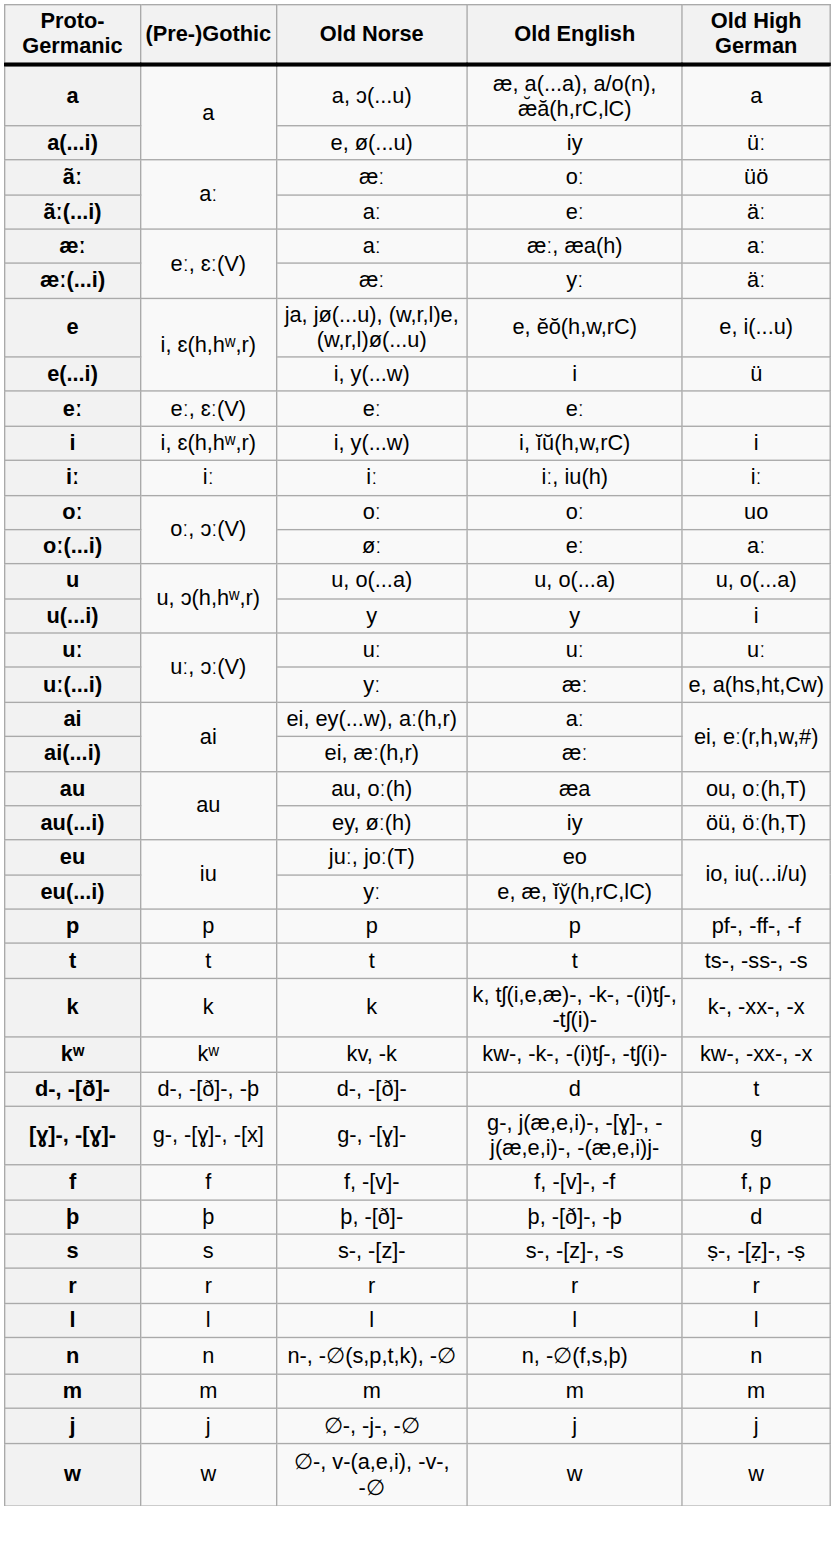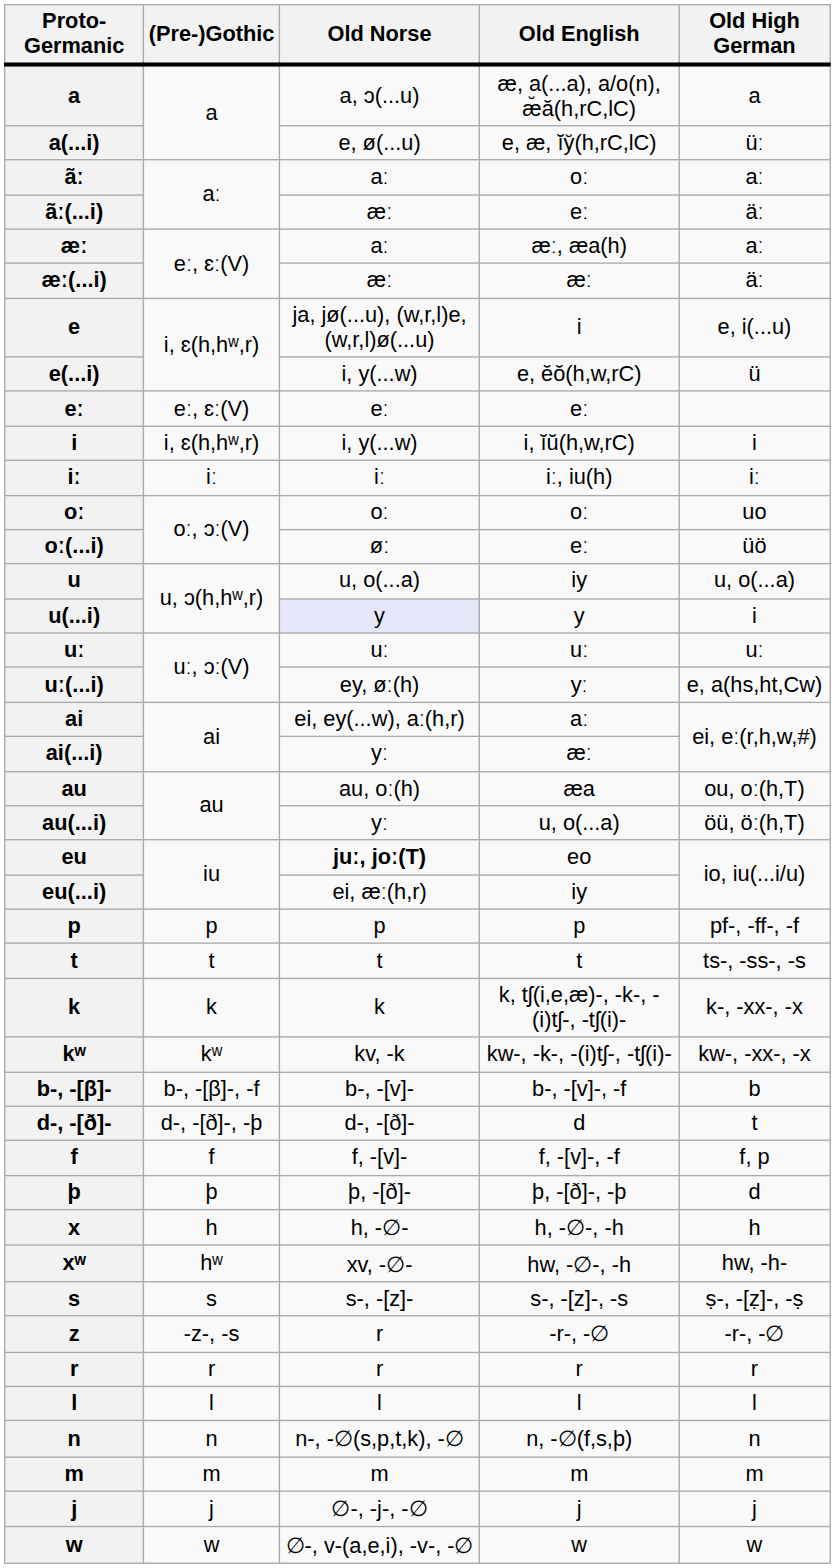(575, 142) iy -> (579, 142) e, æ, ĭy̆(h,rC,lC)
(372, 176) æː -> (380, 176) aː
(756, 176) üö -> (754, 176) aː
(372, 211) aː -> (380, 211) æː
(575, 280) yː -> (579, 280) æː
(575, 327) e, ĕŏ(h,w,rC) -> (579, 327) i
(575, 373) i -> (579, 373) e, ĕŏ(h,w,rC)
(756, 546) aː -> (754, 546) üö
(575, 581) u, o(...a) -> (579, 581) iy
(372, 615) no background -> (380, 615) lavender background
(372, 684) yː -> (380, 684) ey, øː(h)
(575, 684) æː -> (579, 684) yː
(372, 753) ei, æː(h,r) -> (380, 753) yː
(372, 822) ey, øː(h) -> (380, 822) yː
(575, 822) iy -> (579, 822) u, o(...a)
(372, 857) normal -> (380, 857) bold
(372, 891) yː -> (380, 891) ei, æː(h,r)
(575, 891) e, æ, ĭy̆(h,rC,lC) -> (579, 891) iy
+ row: (74, 1088)
- row: (73, 1135)
+ row: (74, 1227)
+ row: (74, 1263)
+ row: (74, 1333)
